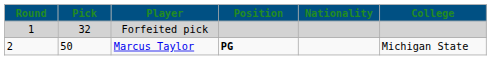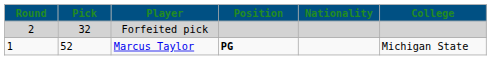(31, 30) 1 -> (31, 30) 2
(10, 46) 2 -> (10, 46) 1
(66, 46) 50 -> (66, 46) 52
